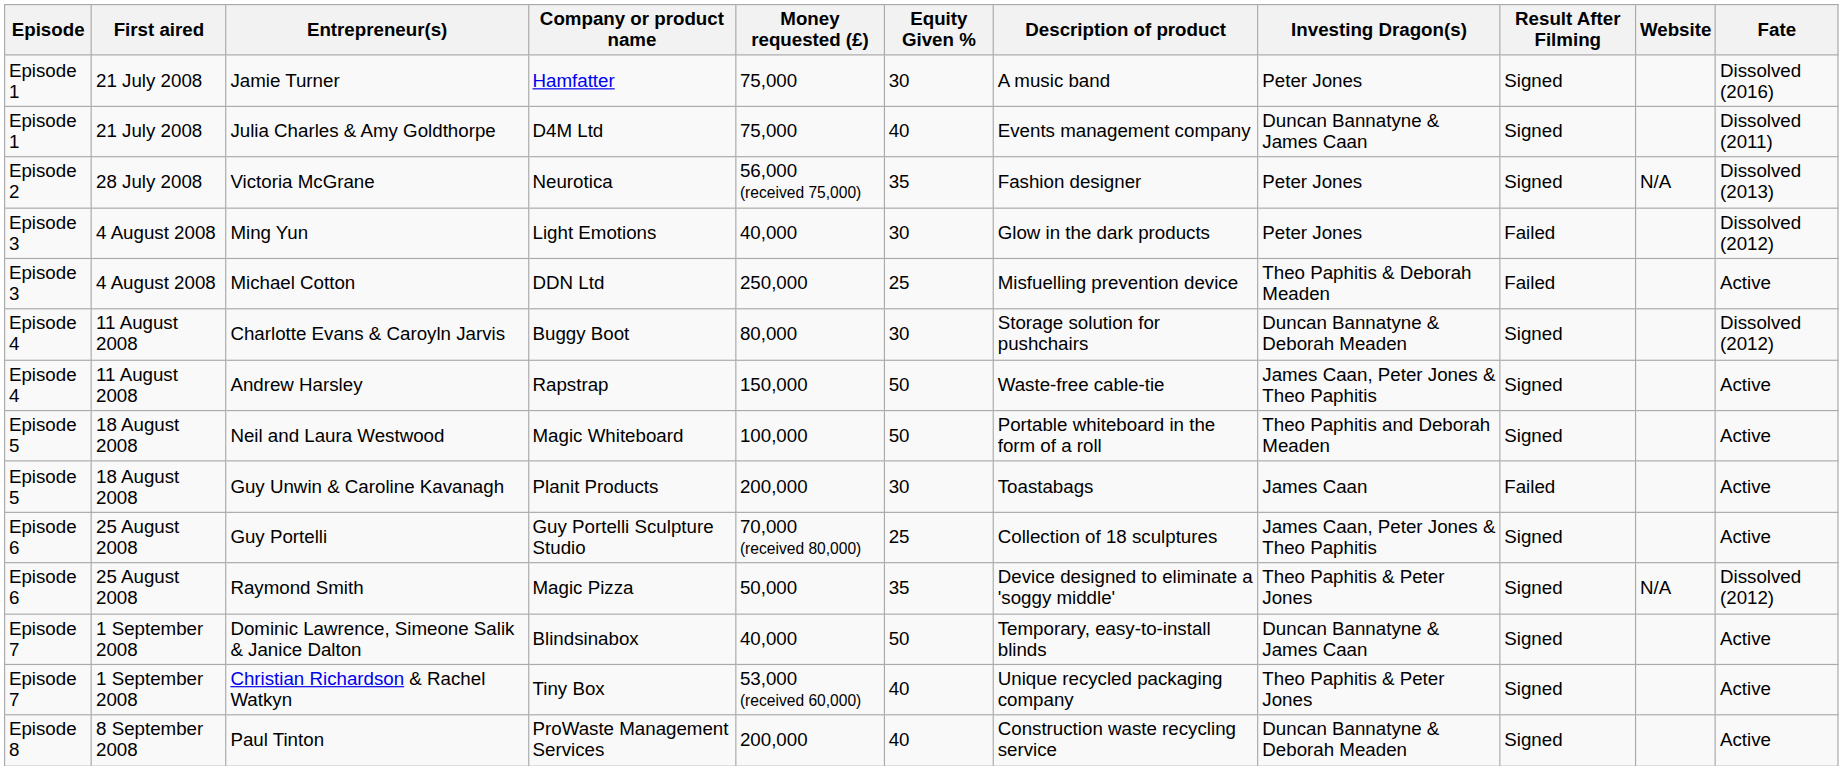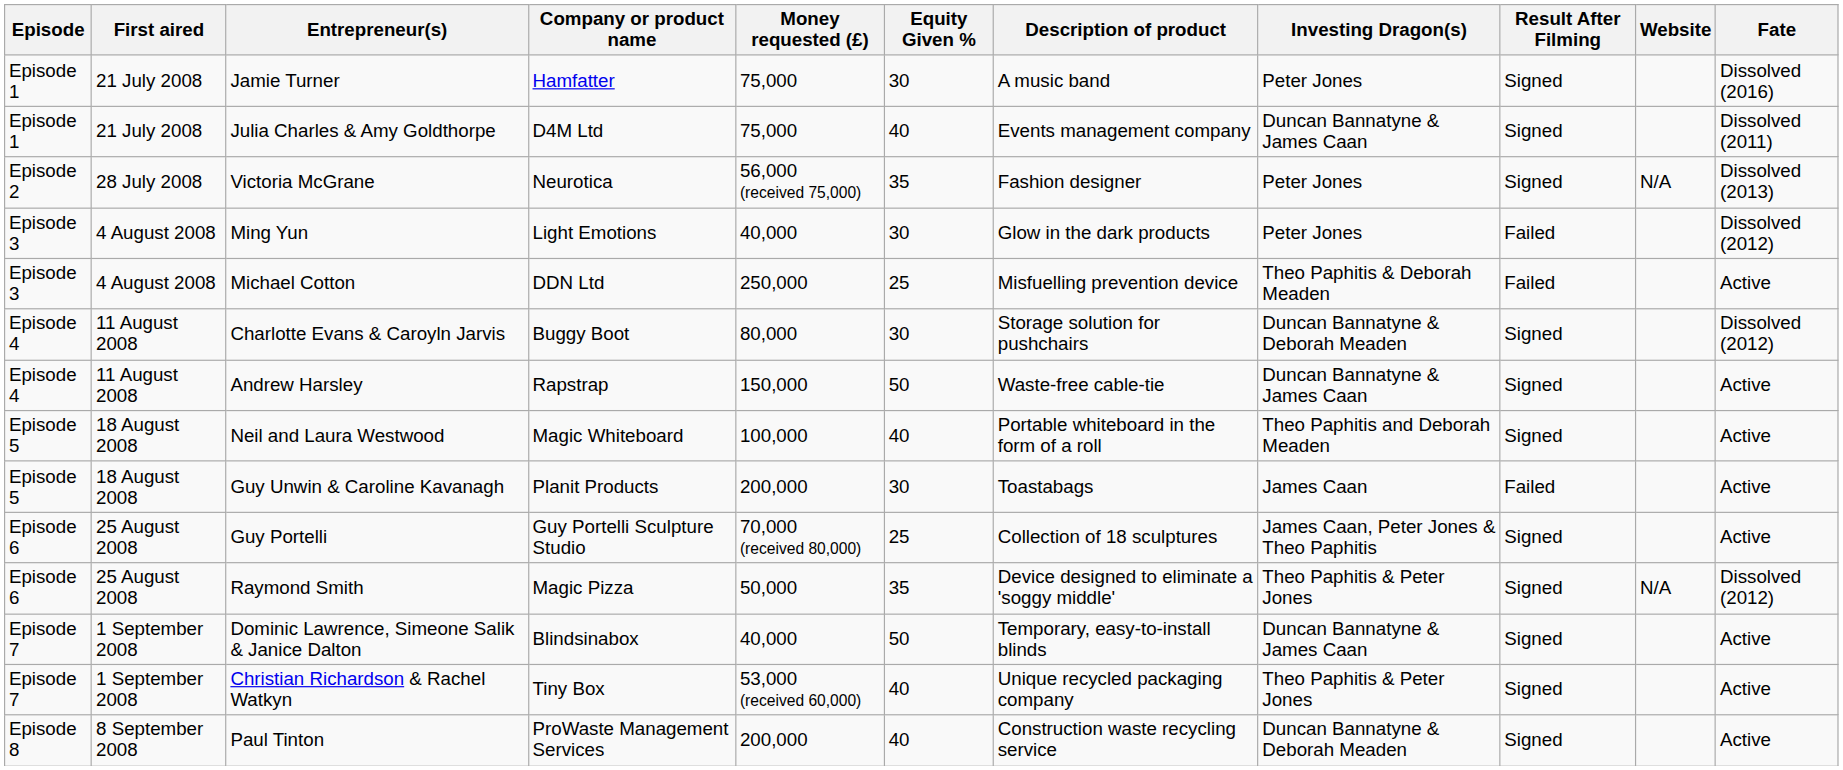(1379, 385) James Caan, Peter Jones & Theo Paphitis -> (1351, 385) Duncan Bannatyne & James Caan
(899, 435) 50 -> (899, 435) 40
